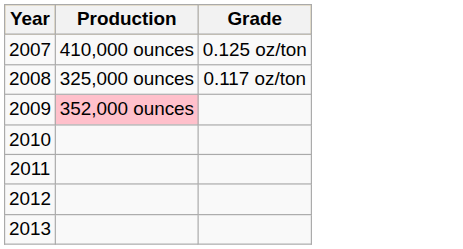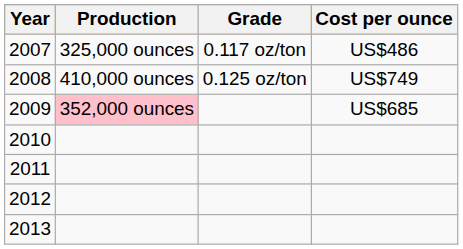+ column: (384, 19)
(127, 49) 410,000 ounces -> (127, 49) 325,000 ounces
(255, 49) 0.125 oz/ton -> (255, 49) 0.117 oz/ton
(127, 79) 325,000 ounces -> (127, 79) 410,000 ounces
(255, 79) 0.117 oz/ton -> (255, 79) 0.125 oz/ton
